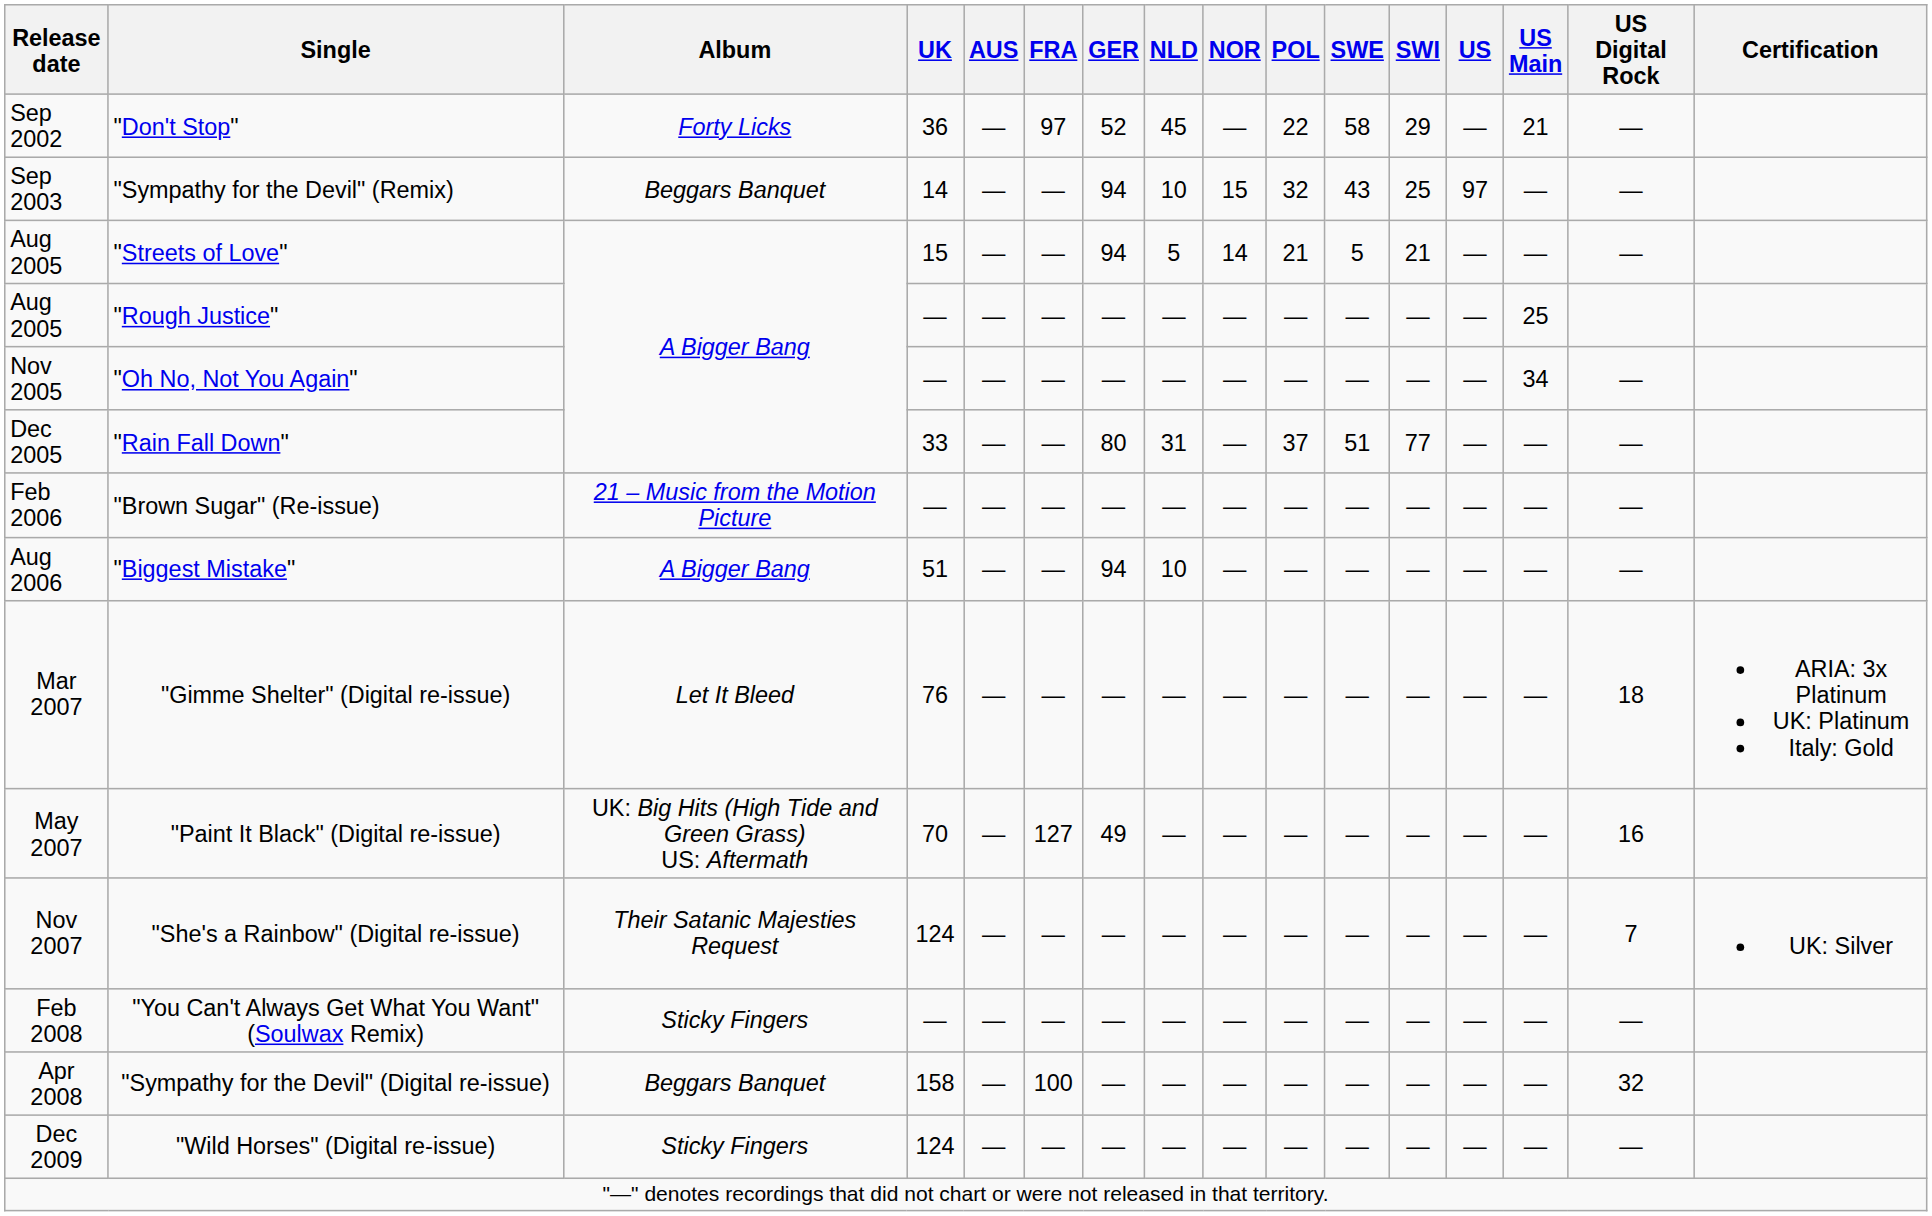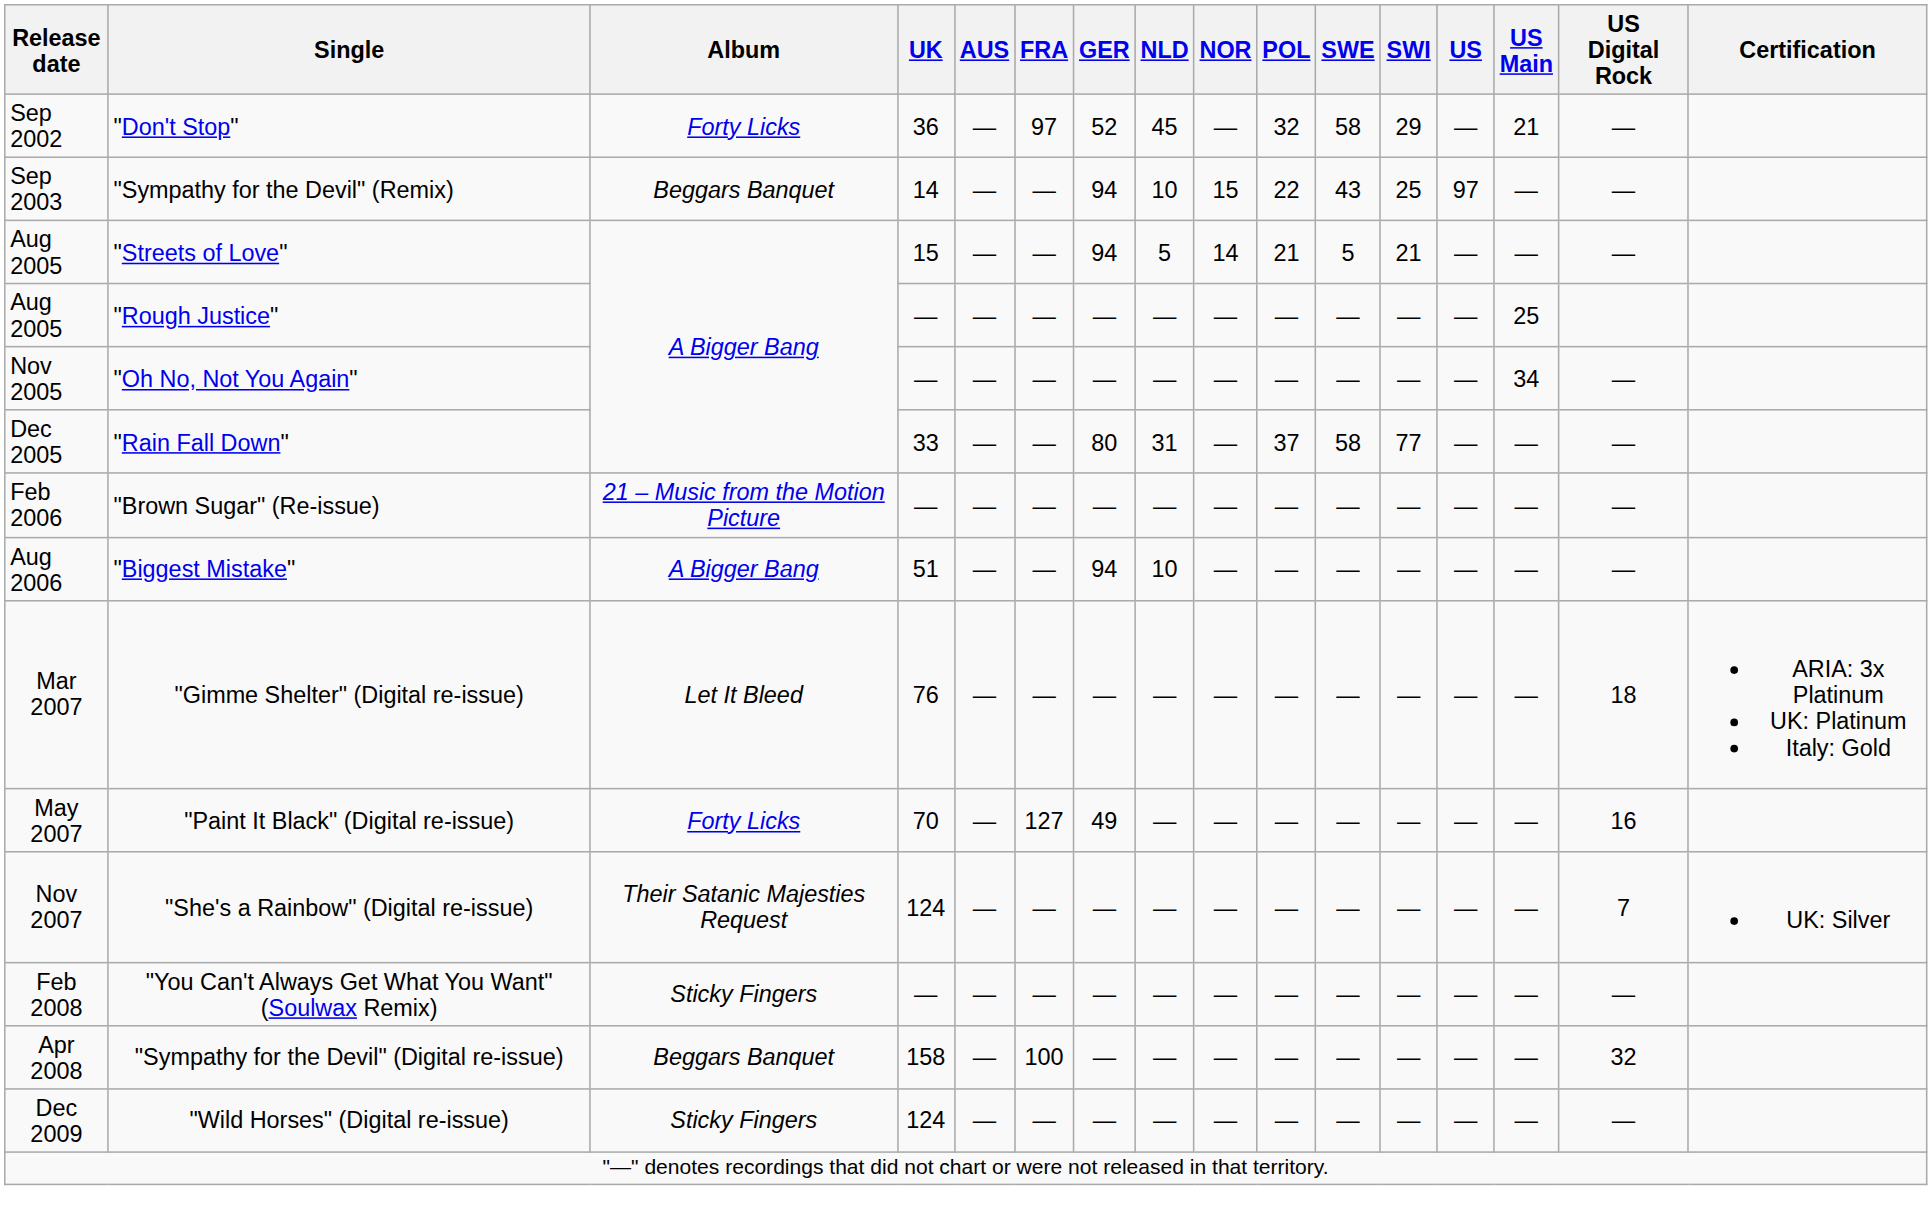(1296, 126) 22 -> (1286, 126) 32
(1296, 189) 32 -> (1286, 189) 22
(1357, 442) 51 -> (1348, 442) 58
(735, 834) UK: Big Hits (High Tide and Green Grass) US: Aftermath -> (744, 820) Forty Licks
